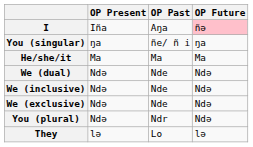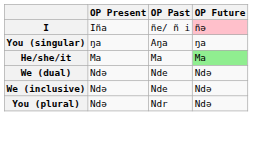(159, 27) Aŋa -> (170, 27) ñe/ ñ i
(170, 42) ñe/ ñ i -> (159, 42) Aŋa
(200, 58) no background -> (200, 58) lightgreen background
- row: (46, 104)
- row: (46, 134)
